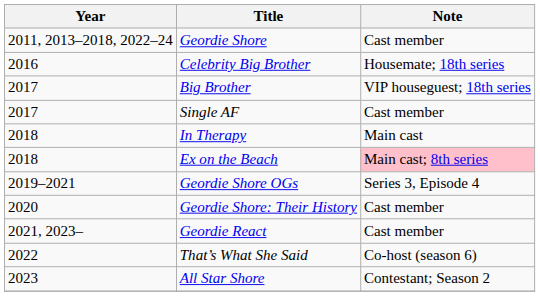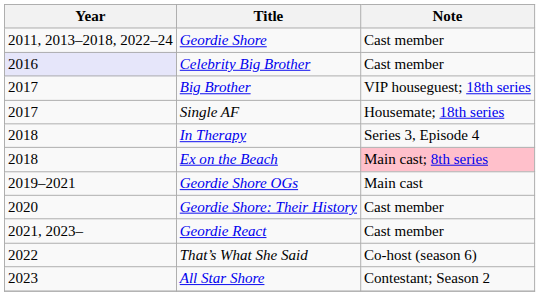(23, 64) no background -> (23, 64) lavender background
(434, 64) Housemate; 18th series -> (404, 64) Cast member
(404, 111) Cast member -> (434, 111) Housemate; 18th series
(393, 135) Main cast -> (422, 135) Series 3, Episode 4
(422, 183) Series 3, Episode 4 -> (393, 183) Main cast
